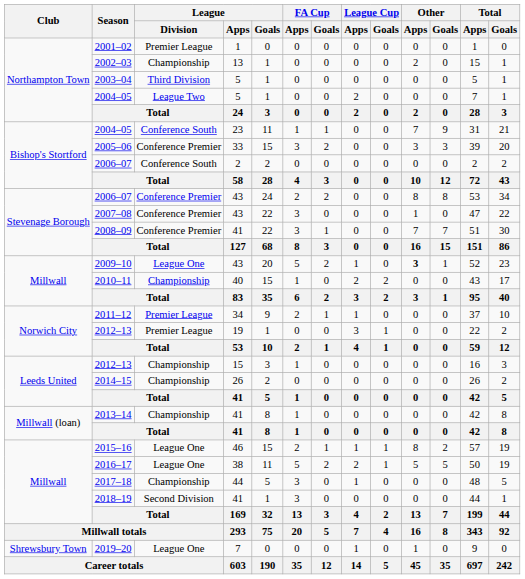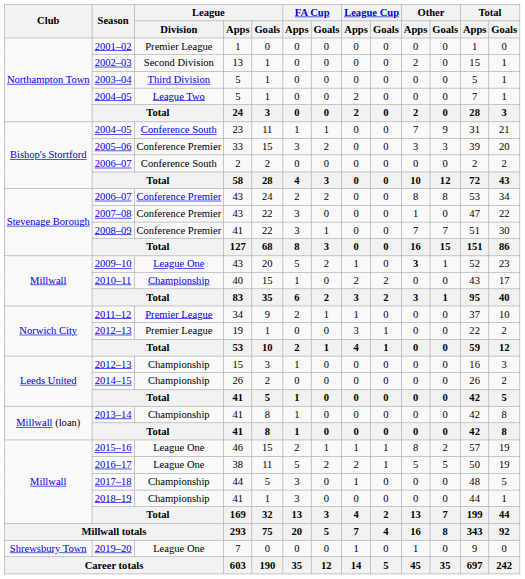(179, 63) Championship -> (179, 63) Second Division
(179, 498) Second Division -> (179, 498) Championship
